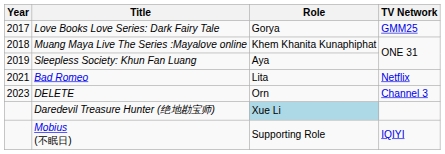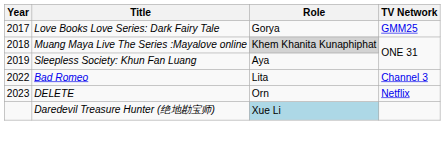(314, 45) no background -> (314, 45) lightgrey background
(18, 77) 2021 -> (18, 77) 2022
(395, 77) Netflix -> (405, 77) Channel 3
(405, 93) Channel 3 -> (395, 93) Netflix
- row: (53, 134)
